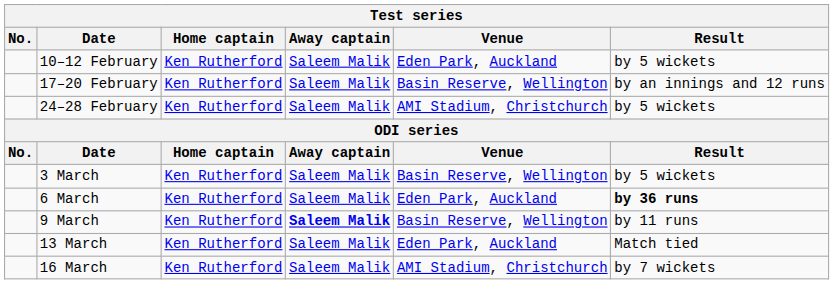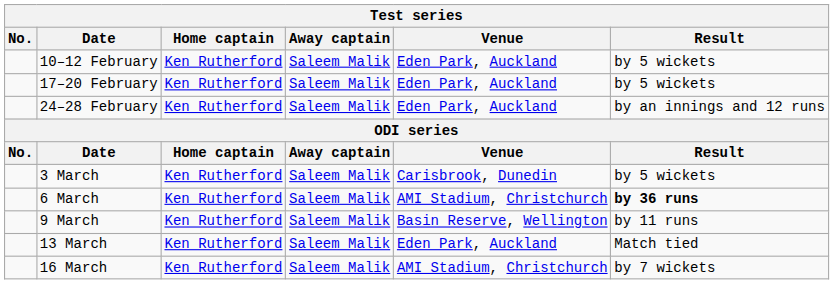(502, 85) Basin Reserve, Wellington -> (477, 85) Eden Park, Auckland
(720, 85) by an innings and 12 runs -> (665, 85) by 5 wickets
(502, 108) AMI Stadium, Christchurch -> (477, 108) Eden Park, Auckland
(665, 108) by 5 wickets -> (720, 108) by an innings and 12 runs
(502, 176) Basin Reserve, Wellington -> (477, 176) Carisbrook, Dunedin
(477, 199) Eden Park, Auckland -> (502, 199) AMI Stadium, Christchurch
(340, 222) bold -> (340, 222) normal
